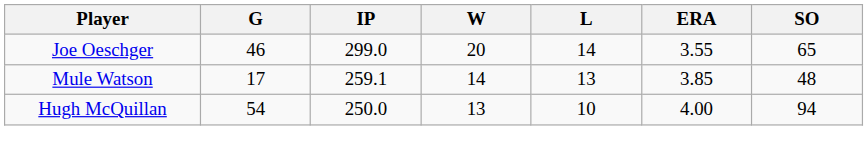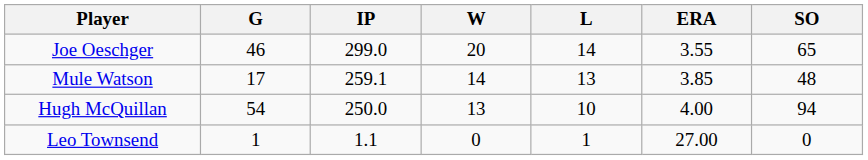+ row: (103, 139)
